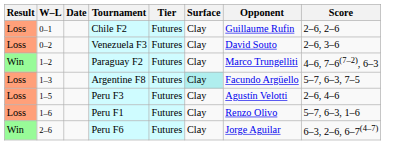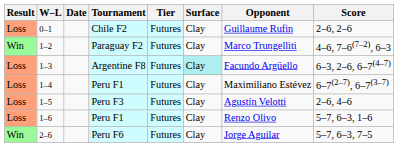- row: (46, 45)
(332, 80) 5–7, 6–3, 7–5 -> (353, 65) 6–3, 2–6, 6–7(4–7)
+ row: (46, 85)
(341, 130) 6–3, 2–6, 6–7(4–7) -> (344, 134) 5–7, 6–3, 7–5
